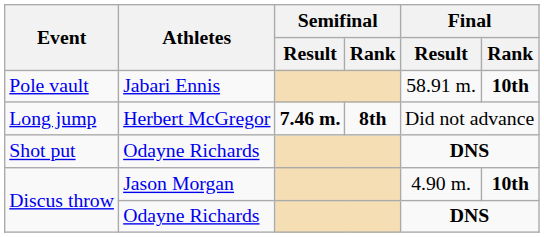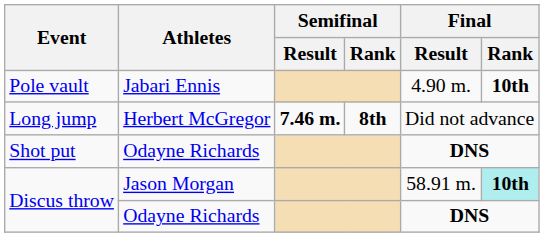(441, 86) 58.91 m. -> (441, 86) 4.90 m.
(441, 183) 4.90 m. -> (441, 183) 58.91 m.
(510, 183) no background -> (510, 183) paleturquoise background
